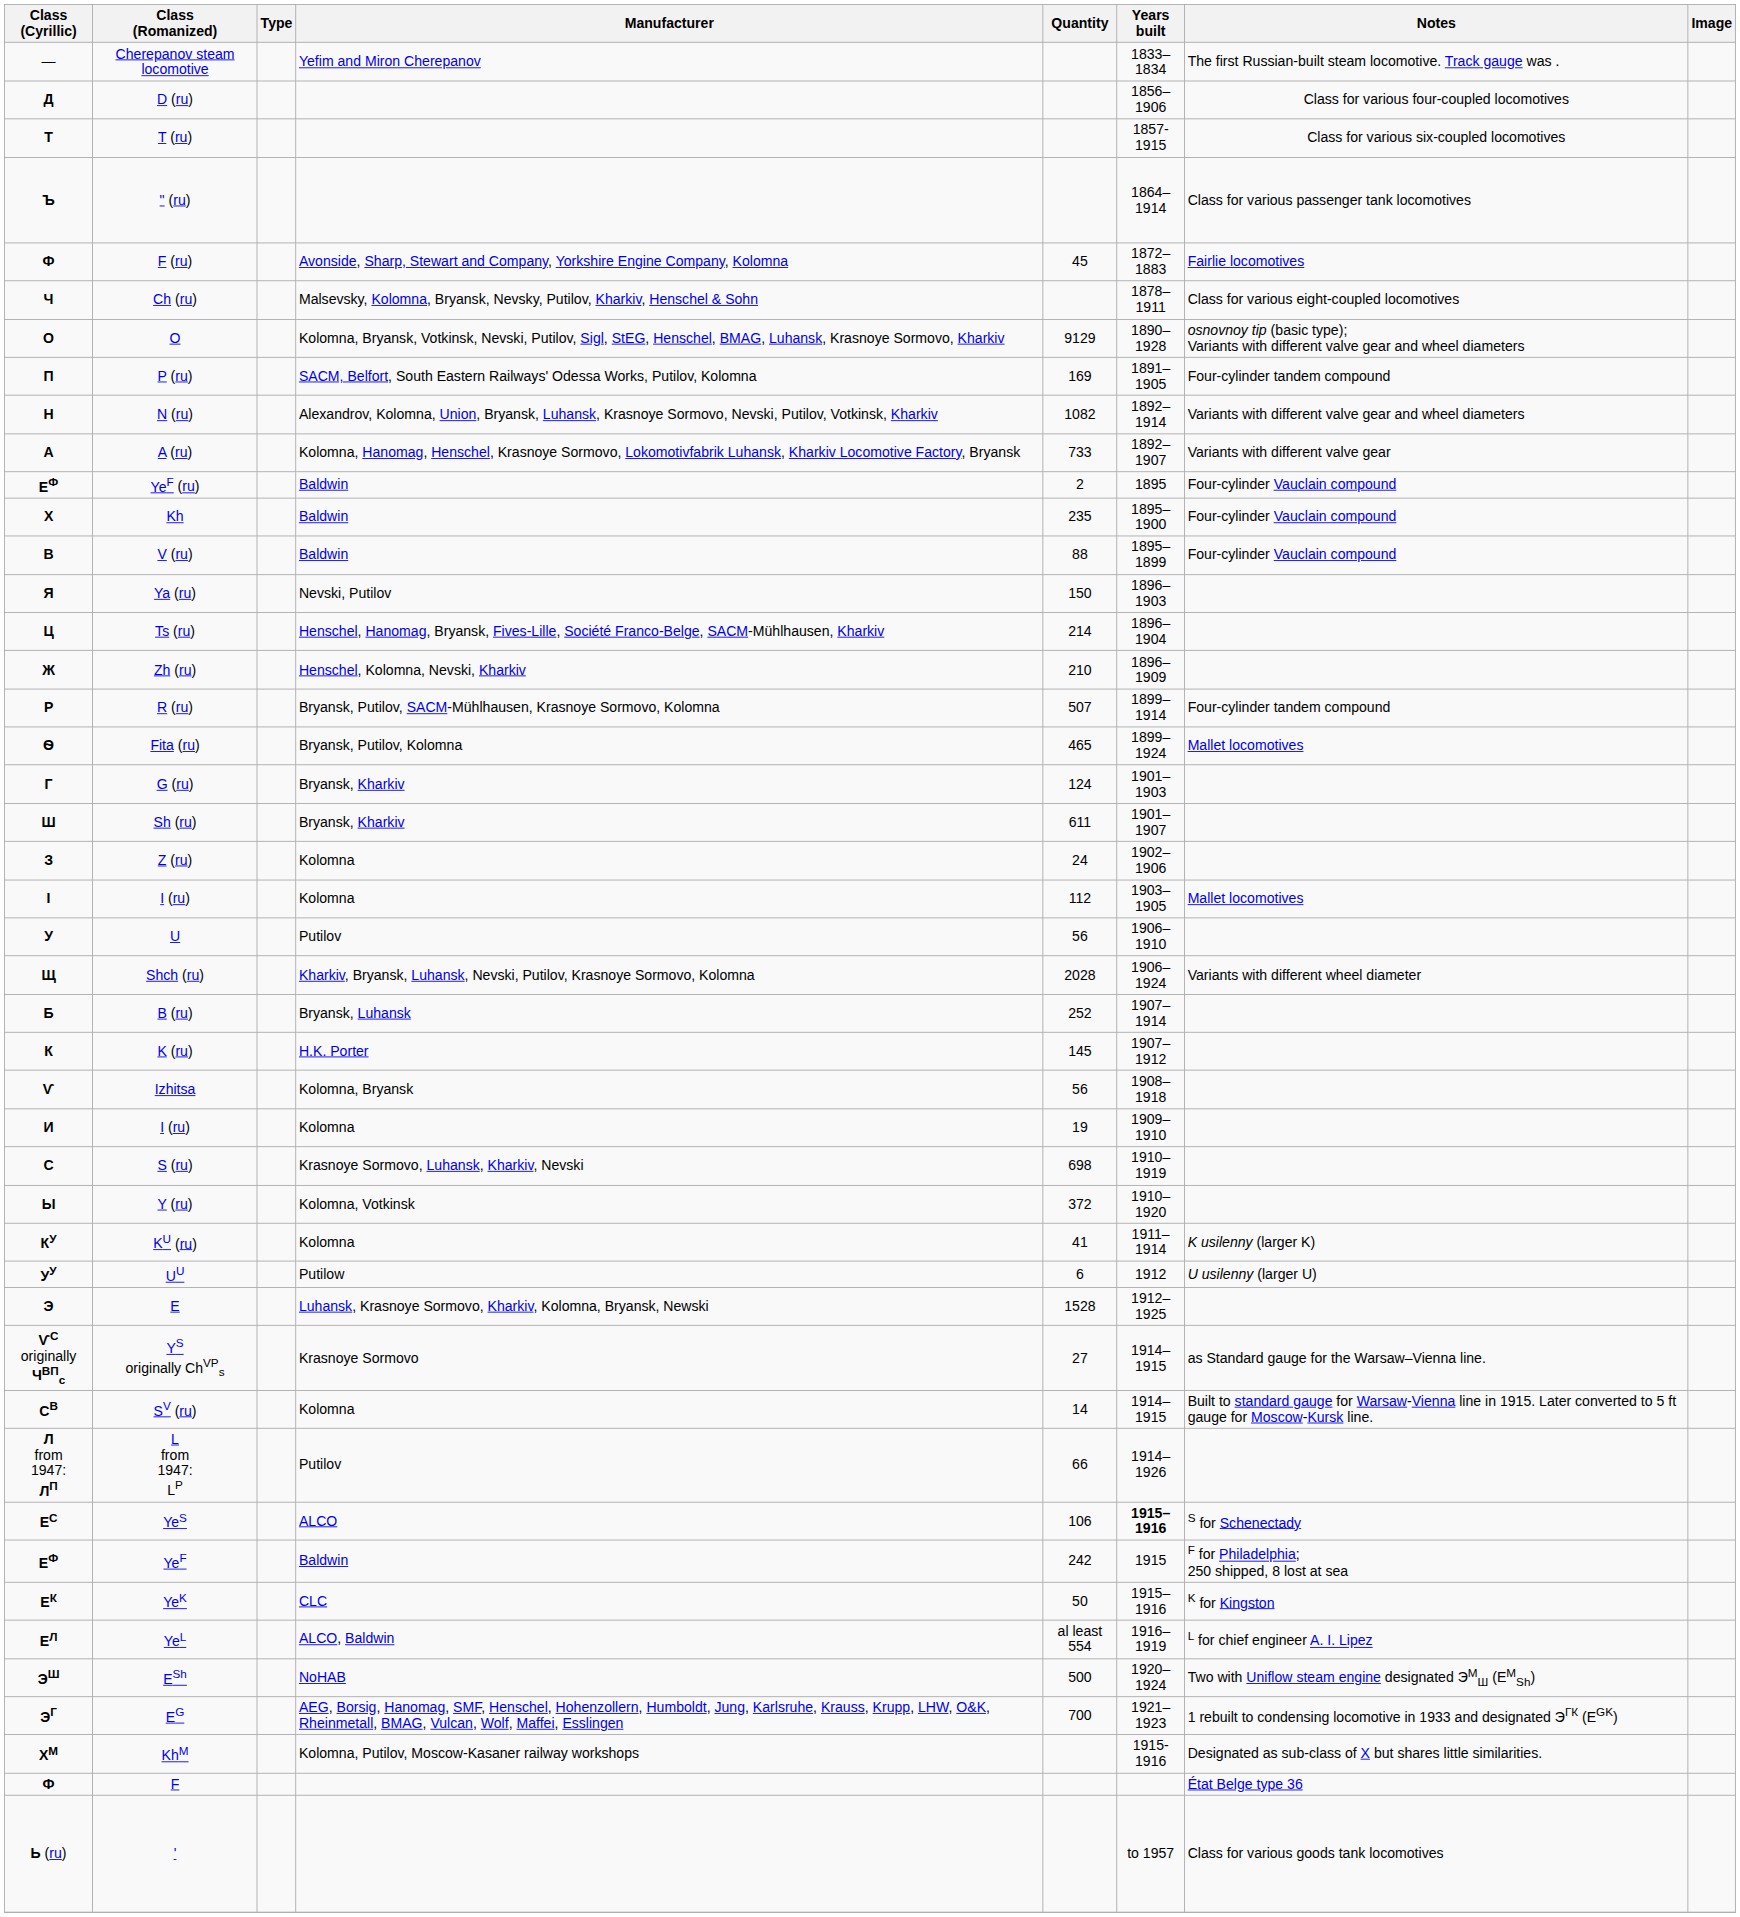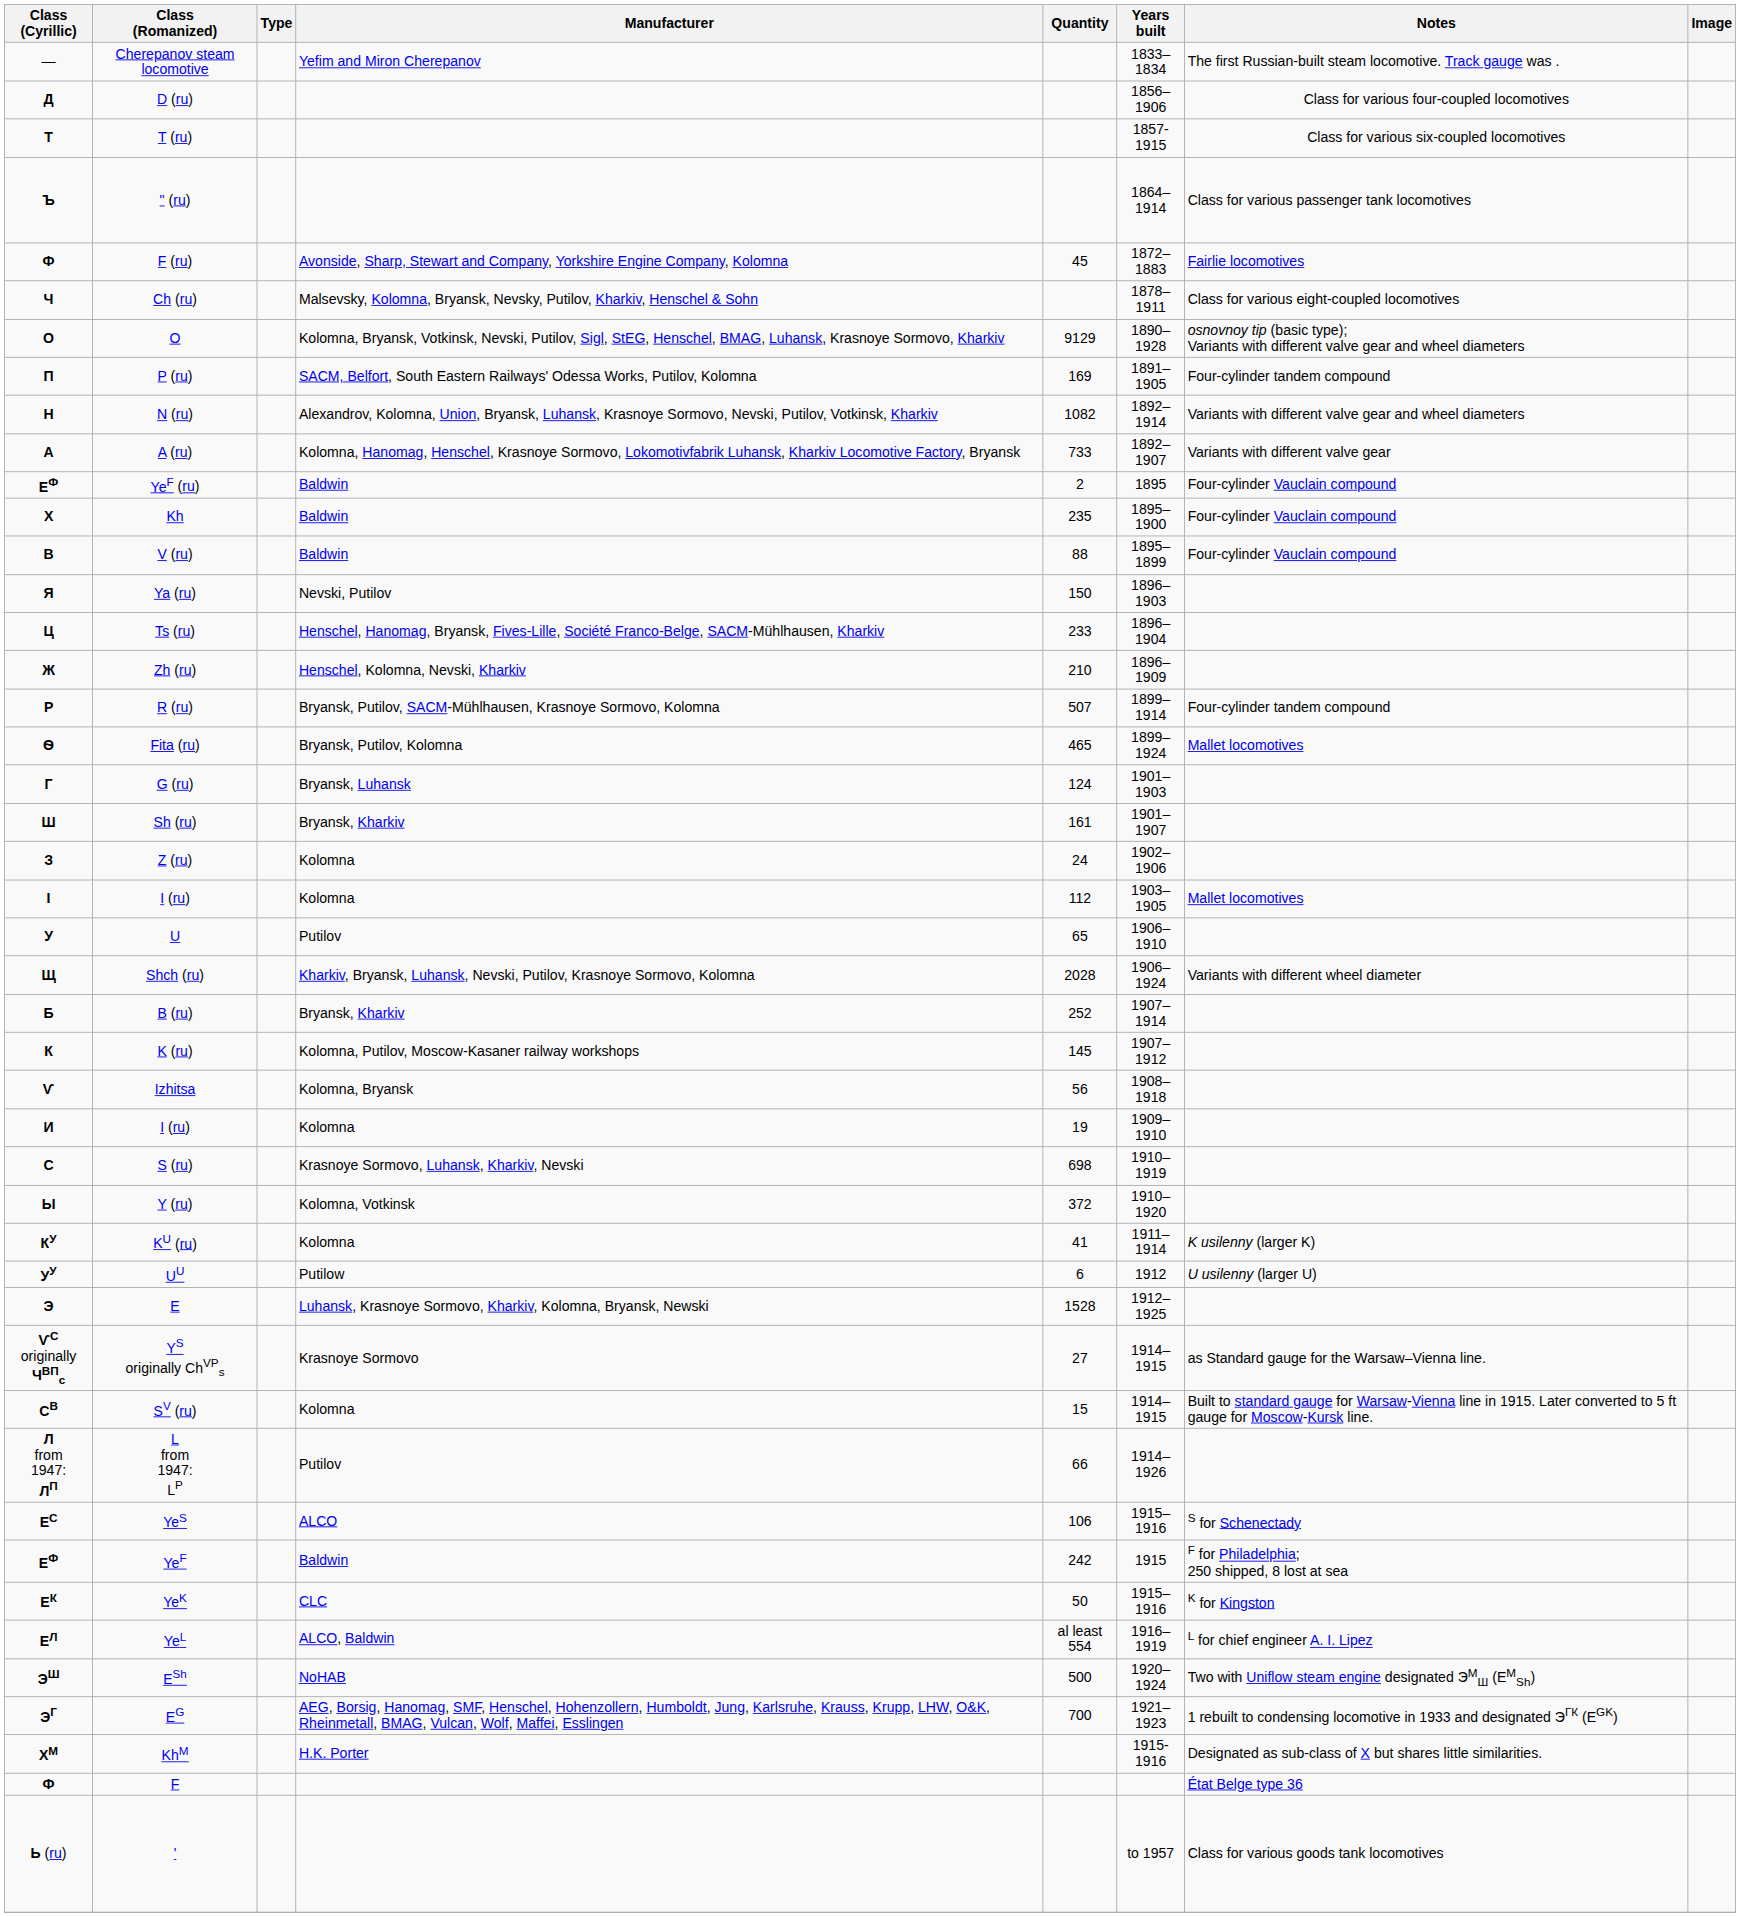(1080, 631) 214 -> (1080, 631) 233
(352, 784) Bryansk, Kharkiv -> (355, 784) Bryansk, Luhansk
(1080, 822) 611 -> (1080, 822) 161
(1080, 936) 56 -> (1080, 936) 65
(355, 1013) Bryansk, Luhansk -> (352, 1013) Bryansk, Kharkiv
(334, 1051) H.K. Porter -> (469, 1051) Kolomna, Putilov, Moscow-Kasaner railway workshops
(1080, 1409) 14 -> (1080, 1409) 15
(1151, 1521) bold -> (1151, 1521) normal
(469, 1753) Kolomna, Putilov, Moscow-Kasaner railway workshops -> (334, 1753) H.K. Porter
